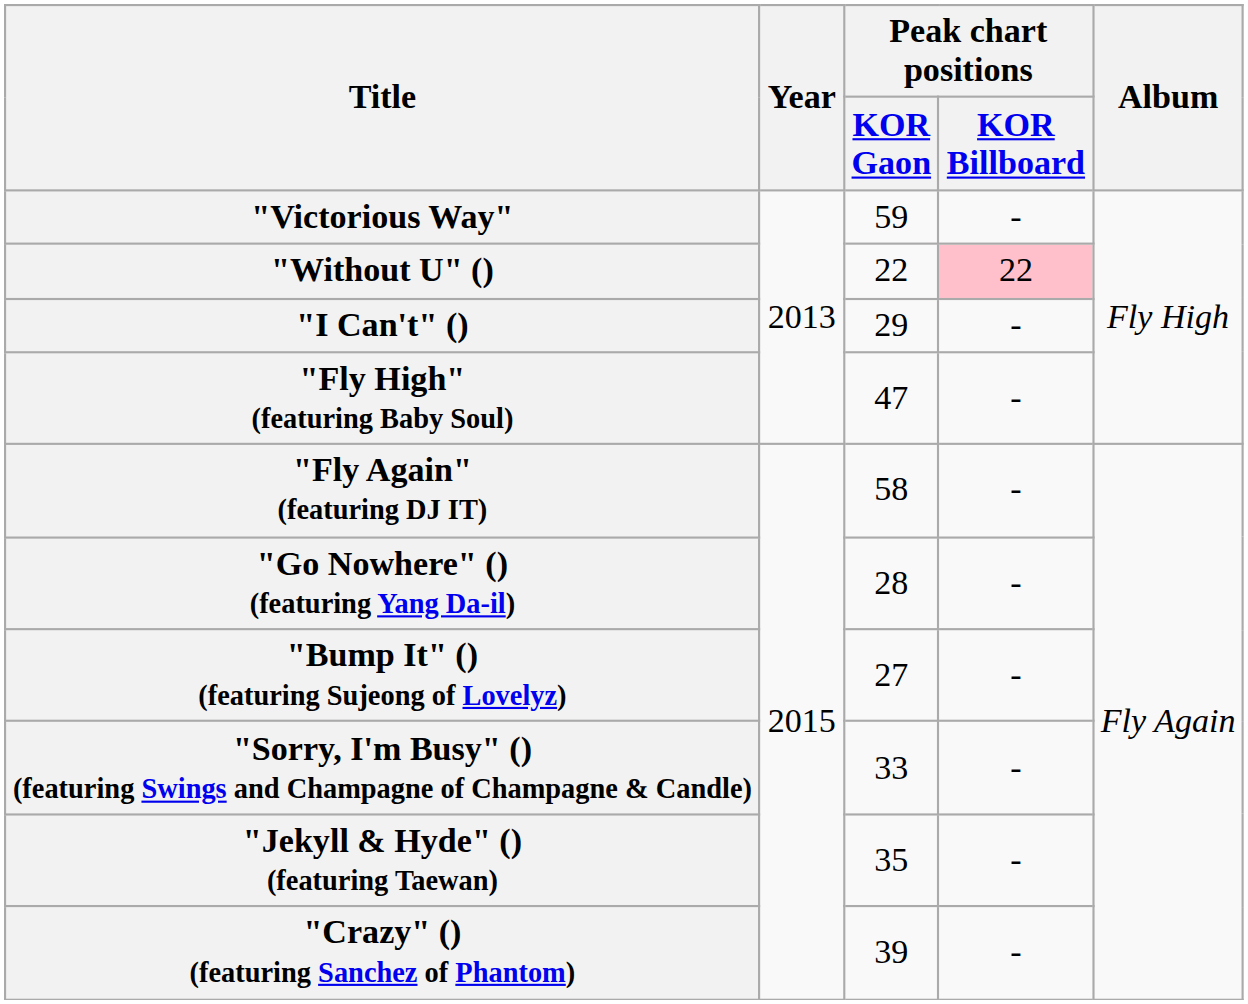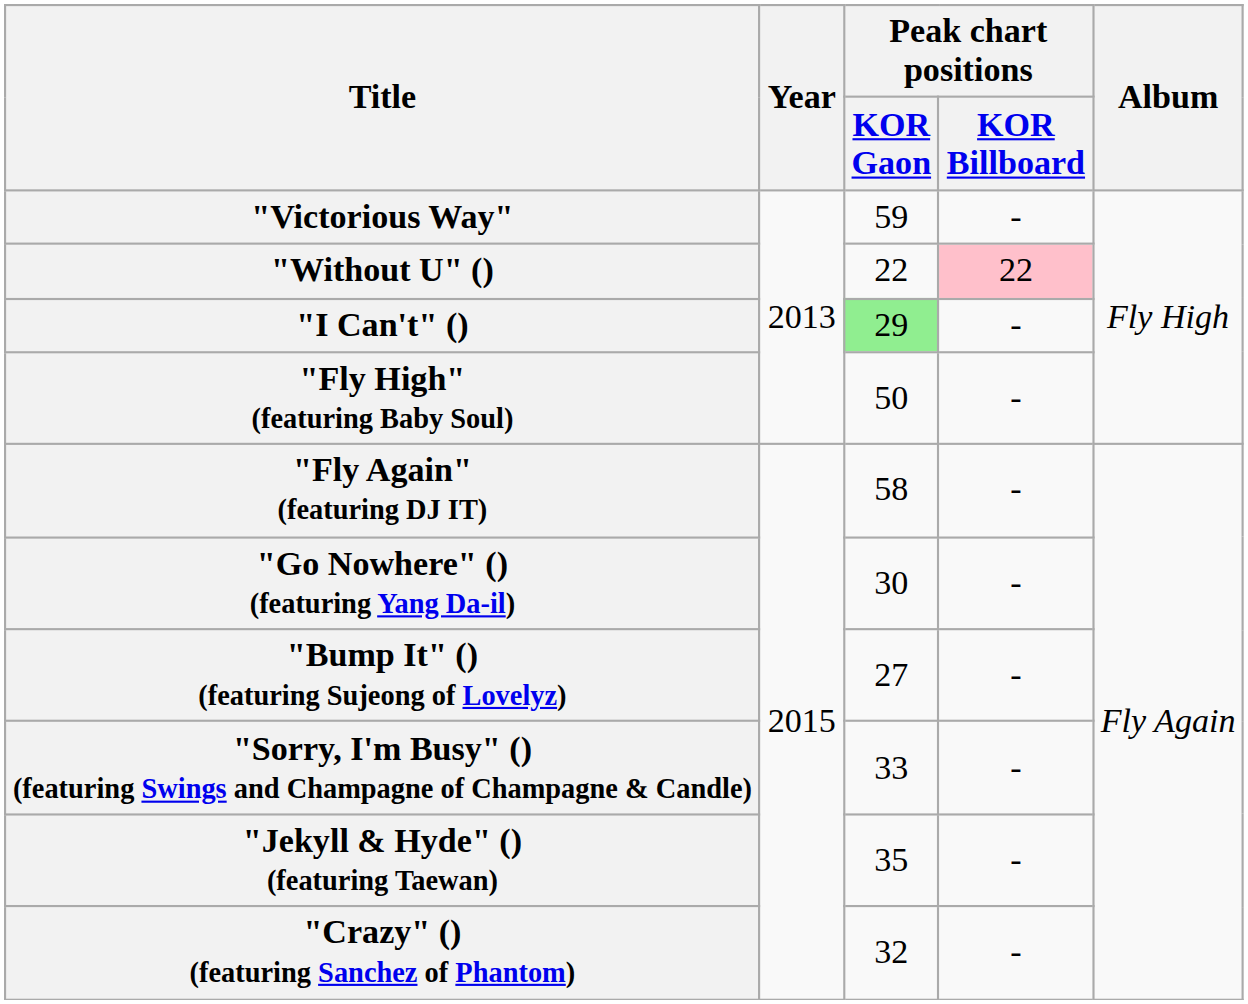(891, 324) no background -> (891, 324) lightgreen background
(891, 397) 47 -> (891, 397) 50
(891, 582) 28 -> (891, 582) 30
(891, 951) 39 -> (891, 951) 32
